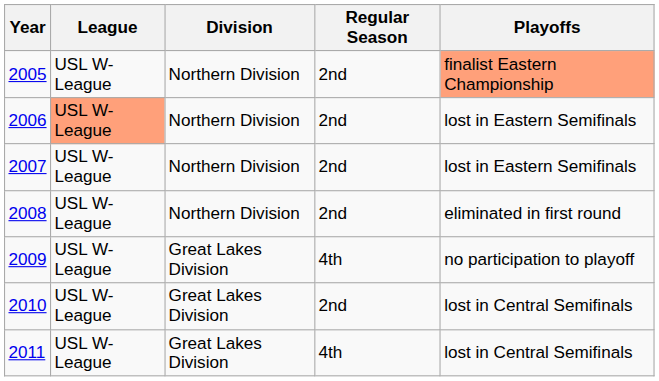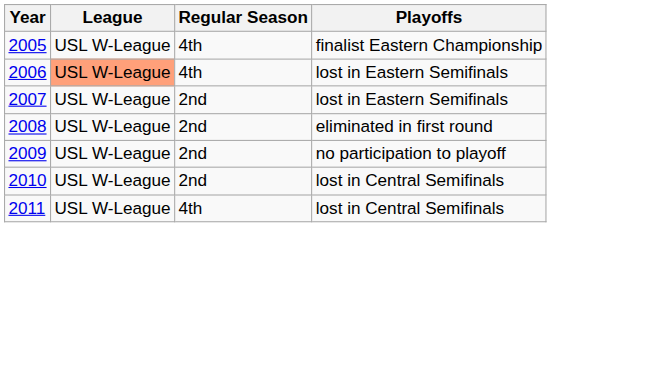- column: (240, 27)
(333, 74) 2nd -> (190, 45) 4th
(500, 74) lightsalmon background -> (429, 45) no background
(333, 120) 2nd -> (190, 72) 4th
(330, 259) 4th -> (193, 153) 2nd
